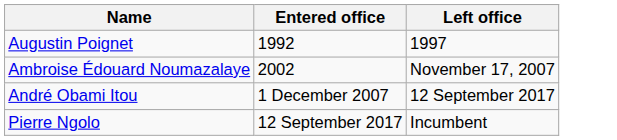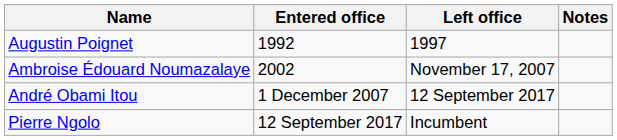+ column: (585, 17)
